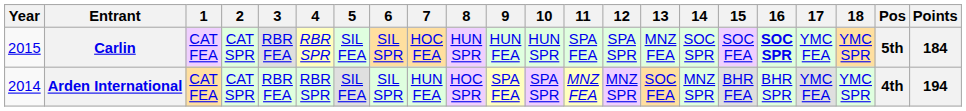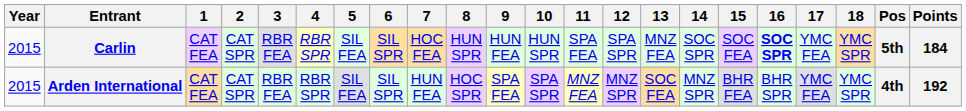(24, 86) 2014 -> (24, 86) 2015
(935, 86) 194 -> (935, 86) 192
